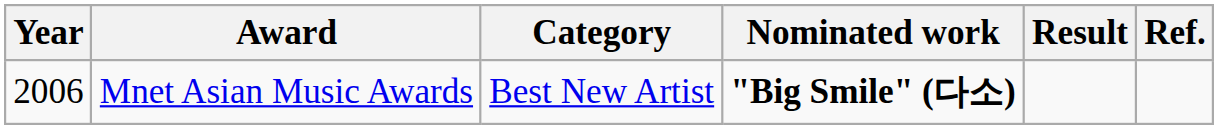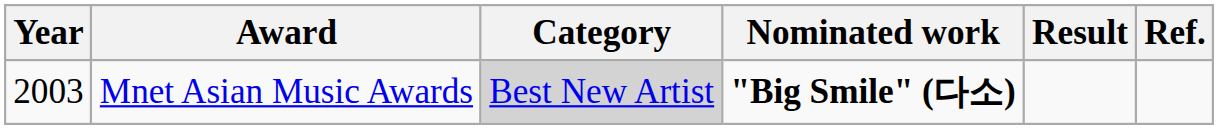(48, 91) 2006 -> (48, 91) 2003
(602, 91) no background -> (602, 91) lightgrey background
